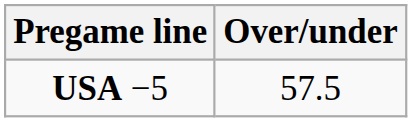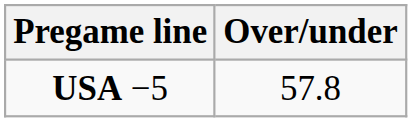(310, 87) 57.5 -> (310, 87) 57.8
